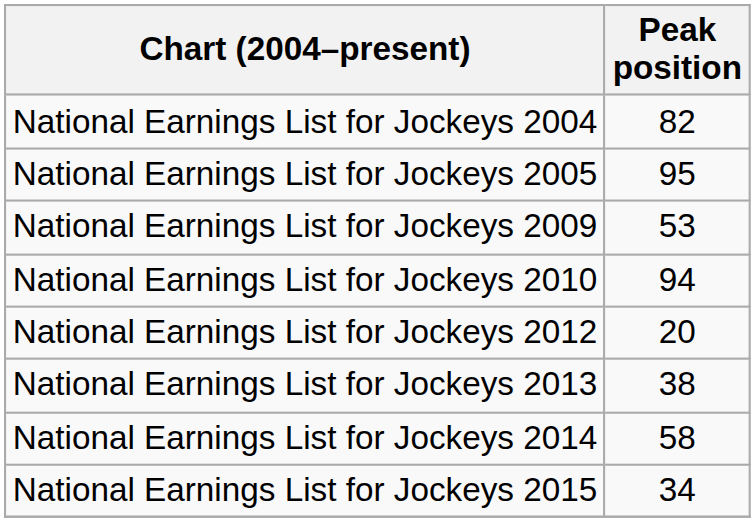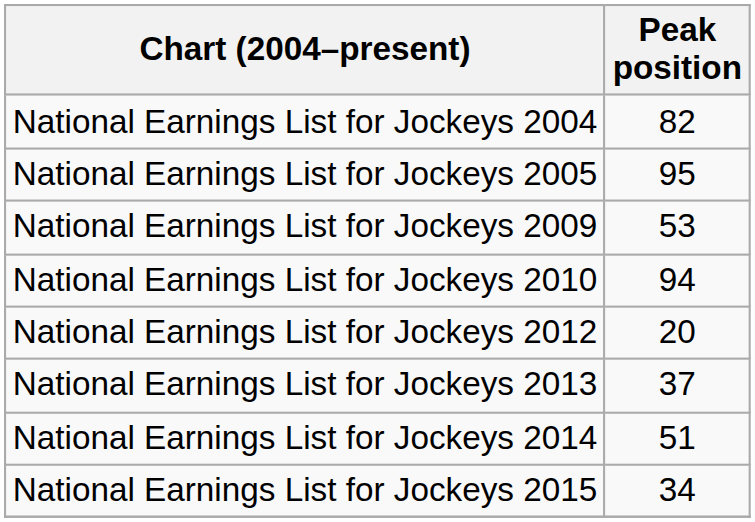(677, 385) 38 -> (677, 385) 37
(677, 437) 58 -> (677, 437) 51
